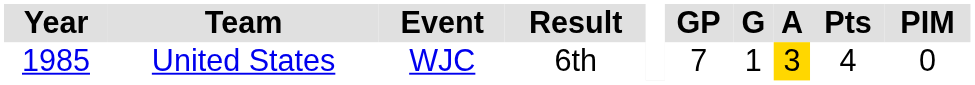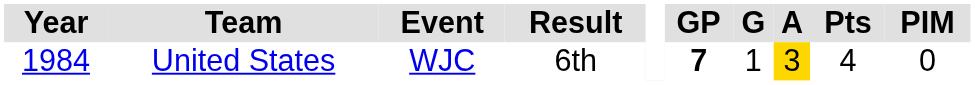(56, 60) 1985 -> (56, 60) 1984
(699, 60) normal -> (699, 60) bold
